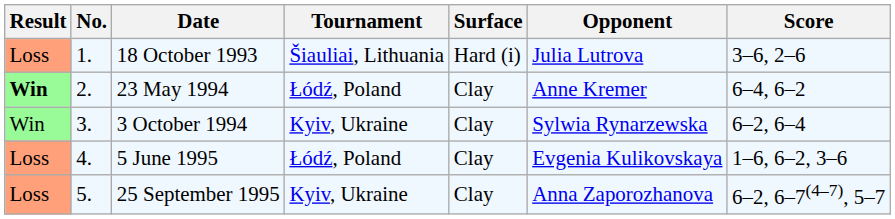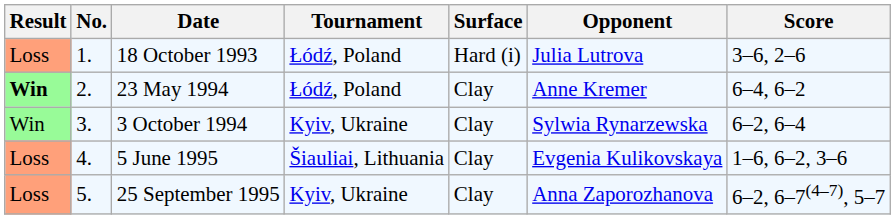(367, 55) Šiauliai, Lithuania -> (345, 55) Łódź, Poland
(345, 157) Łódź, Poland -> (367, 157) Šiauliai, Lithuania
